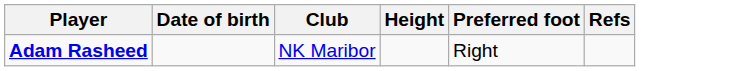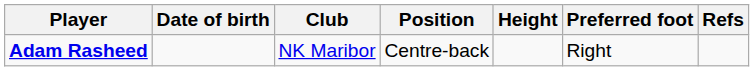+ column: (437, 19)
